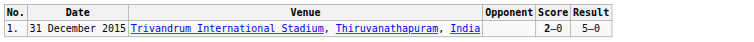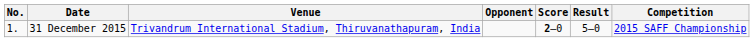+ column: (680, 13)
